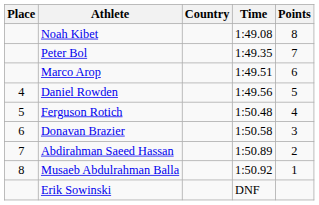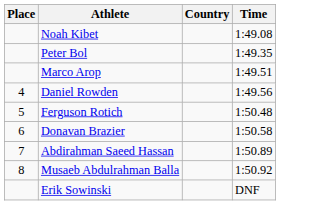- column: (294, 14)
